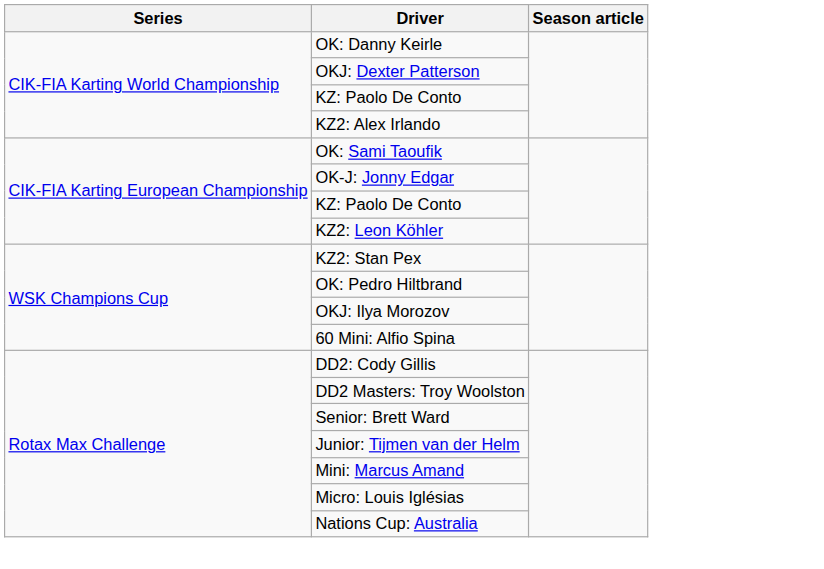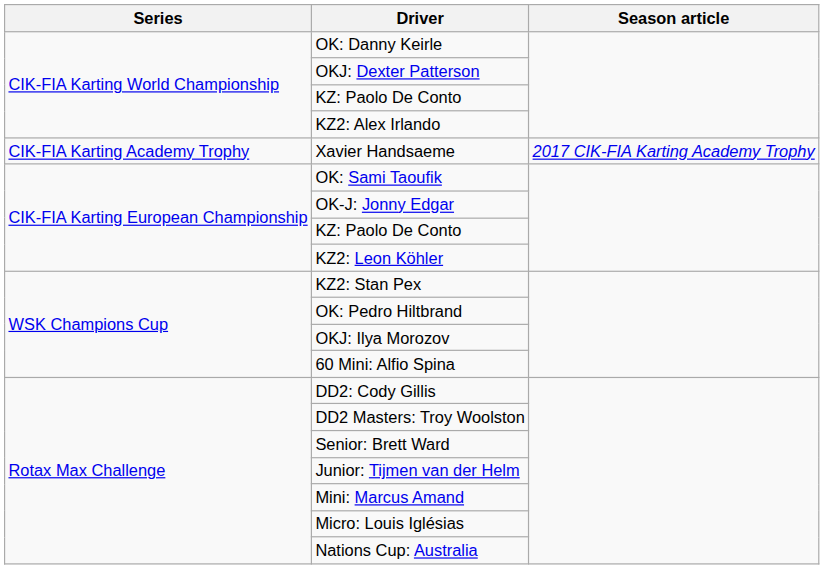+ row: (129, 151)
